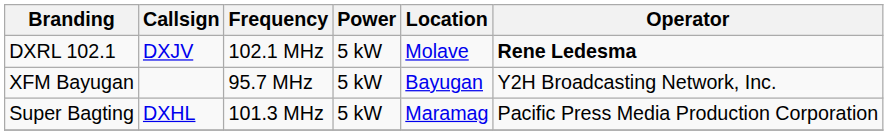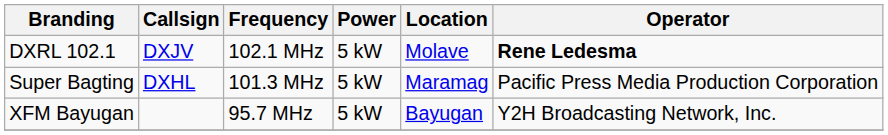rows swapped: (72, 113) <-> (72, 82)
